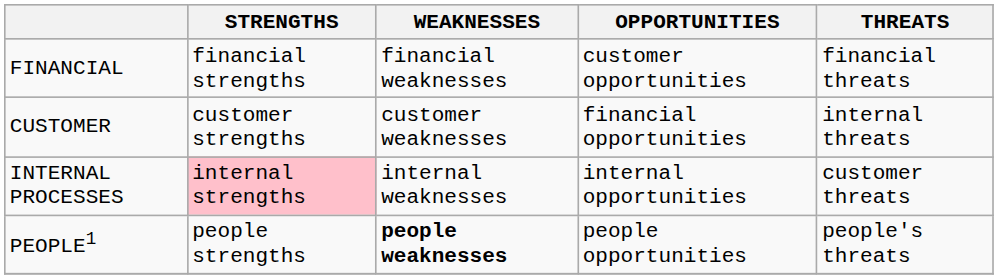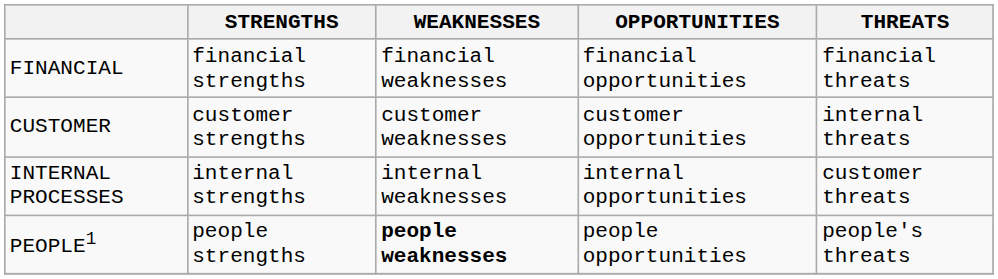(665, 68) customer opportunities -> (665, 68) financial opportunities
(665, 127) financial opportunities -> (665, 127) customer opportunities
(249, 186) pink background -> (249, 186) no background
